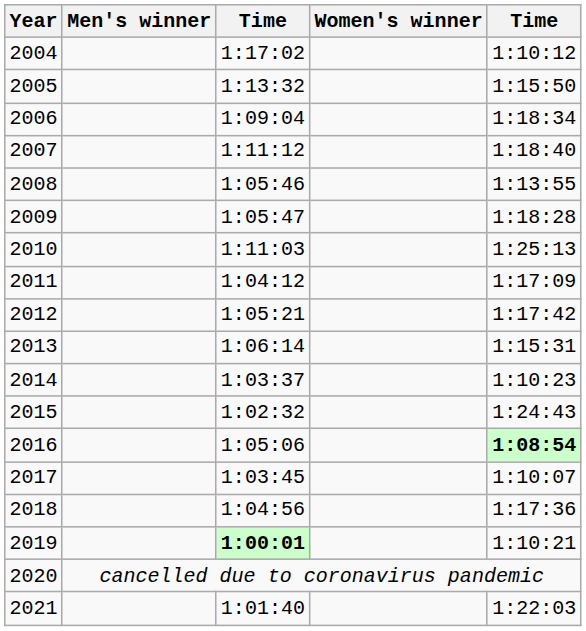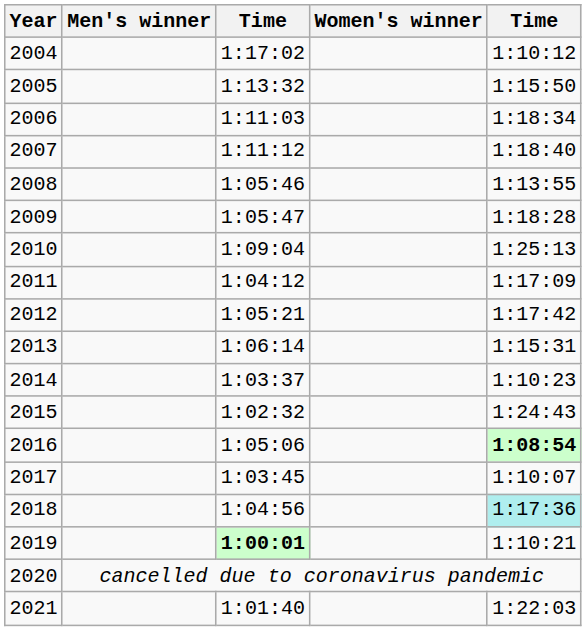(263, 119) 1:09:04 -> (263, 119) 1:11:03
(263, 249) 1:11:03 -> (263, 249) 1:09:04
(534, 511) no background -> (534, 511) paleturquoise background
